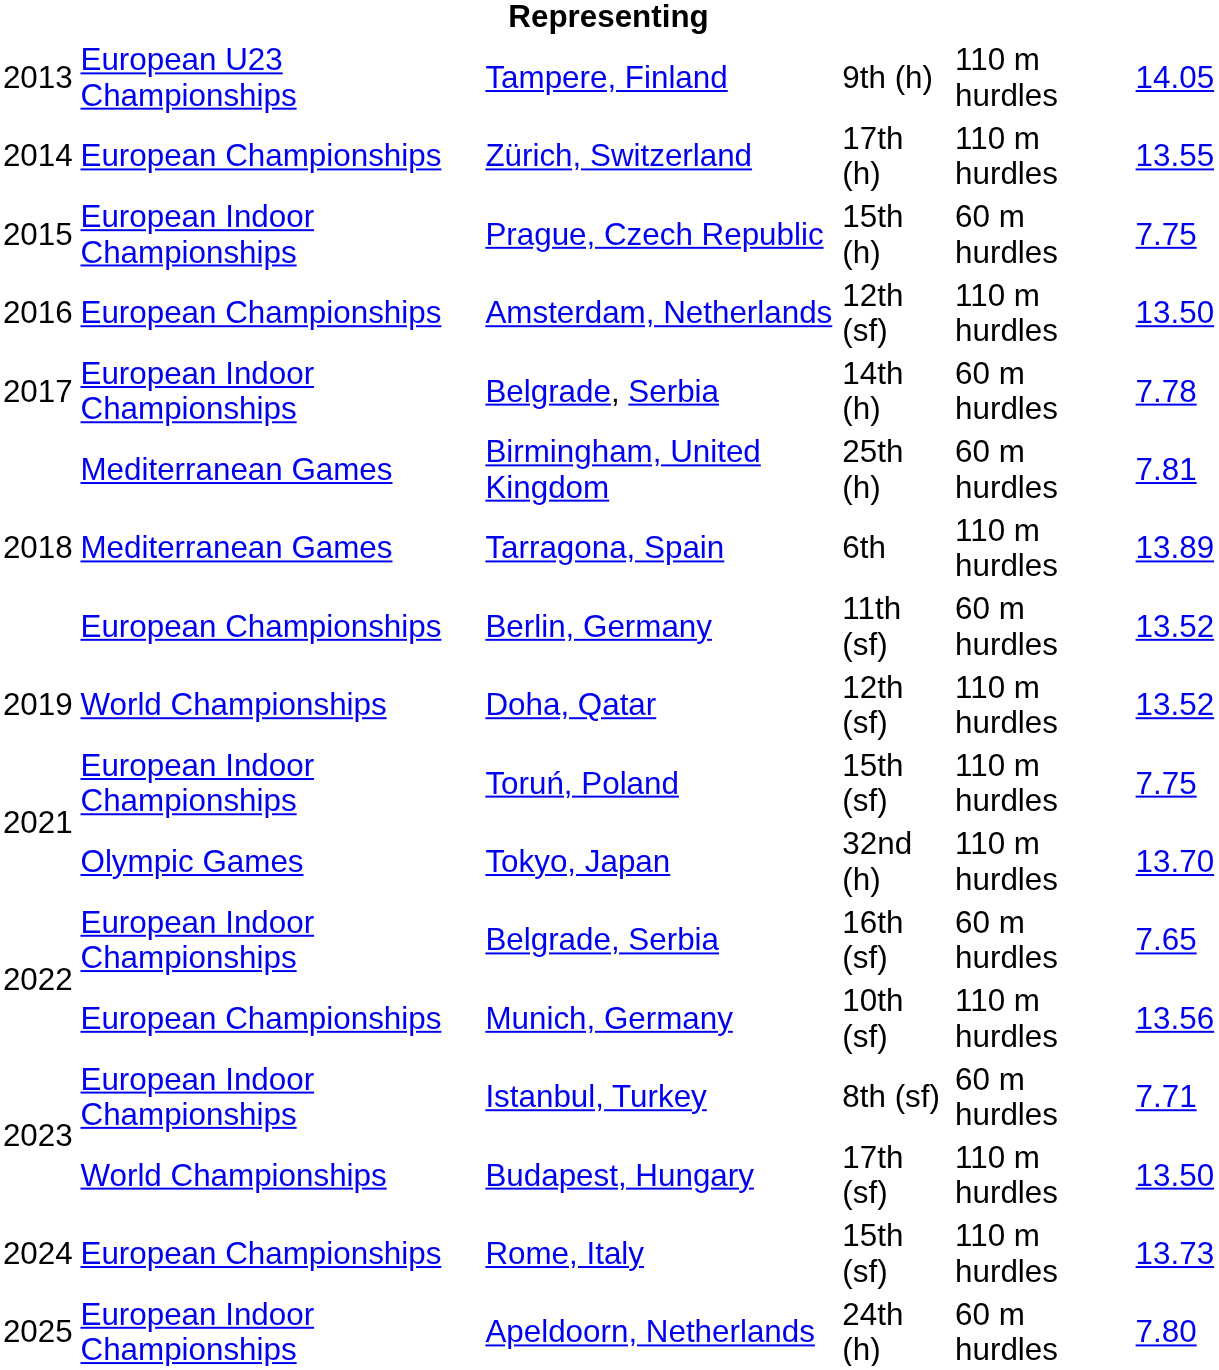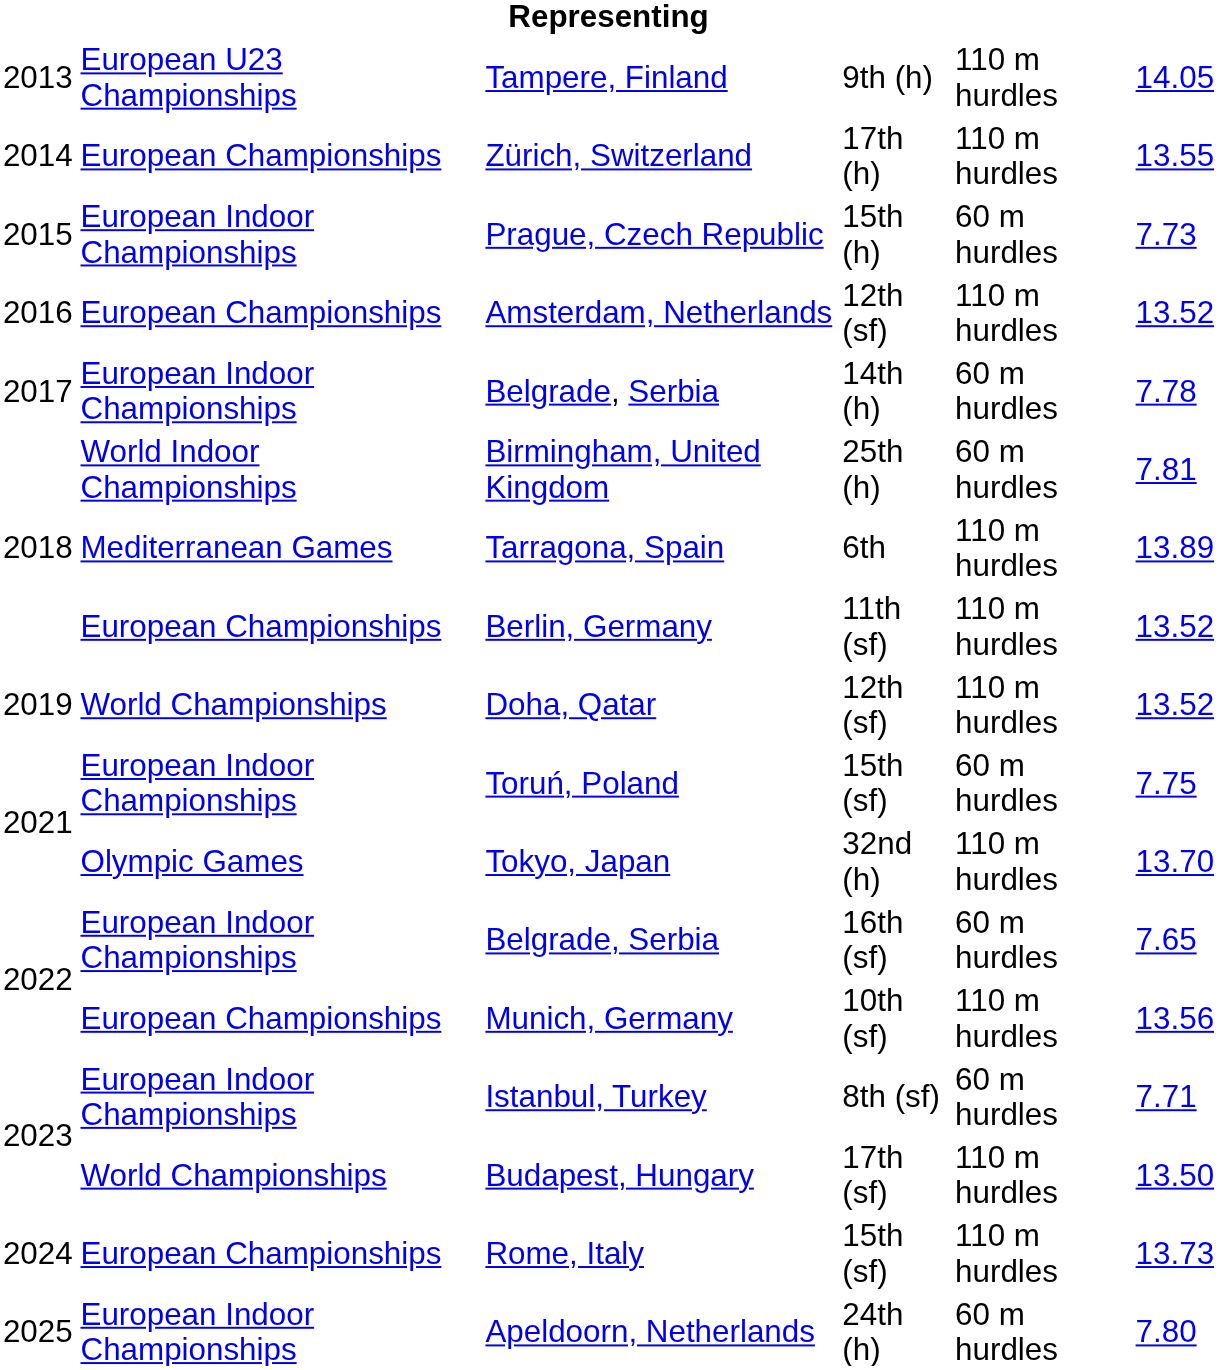(1166, 234) 7.75 -> (1166, 234) 7.73
(1175, 312) 13.50 -> (1175, 312) 13.52
(236, 469) Mediterranean Games -> (189, 469) World Indoor Championships
(1007, 626) 60 m hurdles -> (1007, 626) 110 m hurdles
(1007, 783) 110 m hurdles -> (1007, 783) 60 m hurdles
